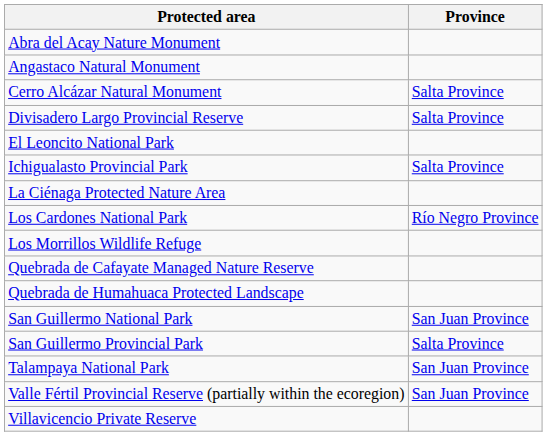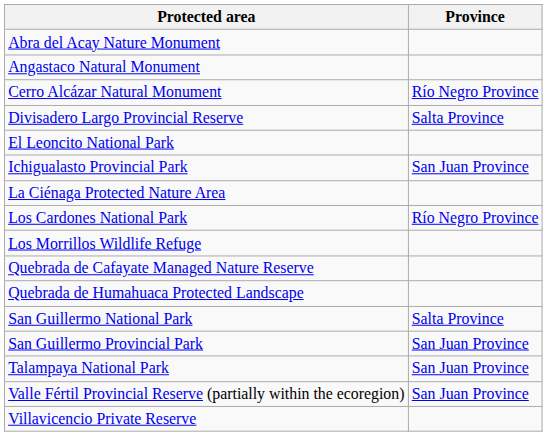(458, 92) Salta Province -> (475, 92) Río Negro Province
(458, 167) Salta Province -> (470, 167) San Juan Province
(470, 318) San Juan Province -> (458, 318) Salta Province
(458, 343) Salta Province -> (470, 343) San Juan Province
